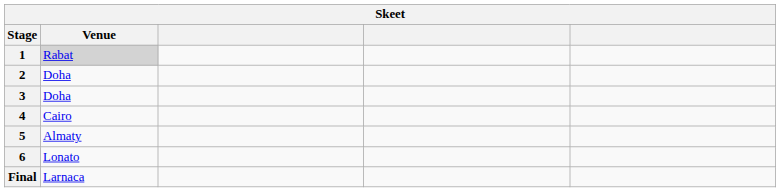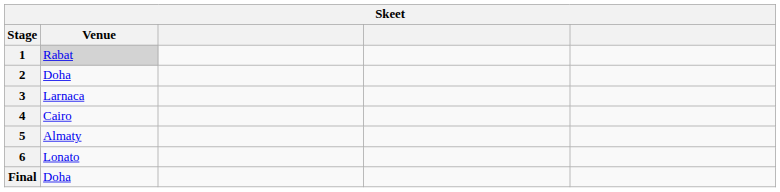(57, 95) Doha -> (64, 95) Larnaca
(64, 177) Larnaca -> (57, 177) Doha
